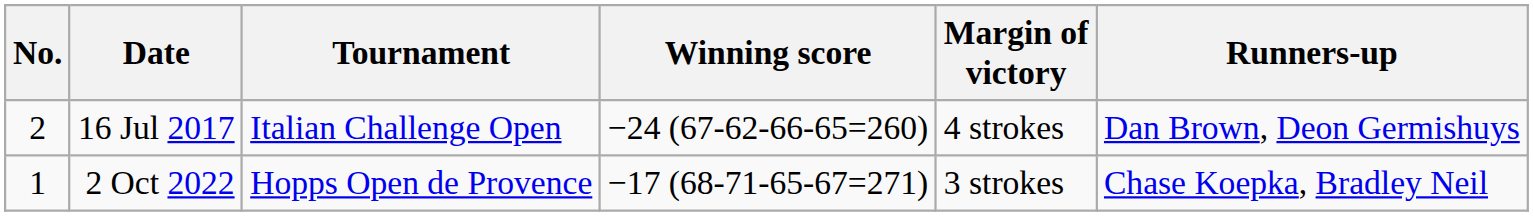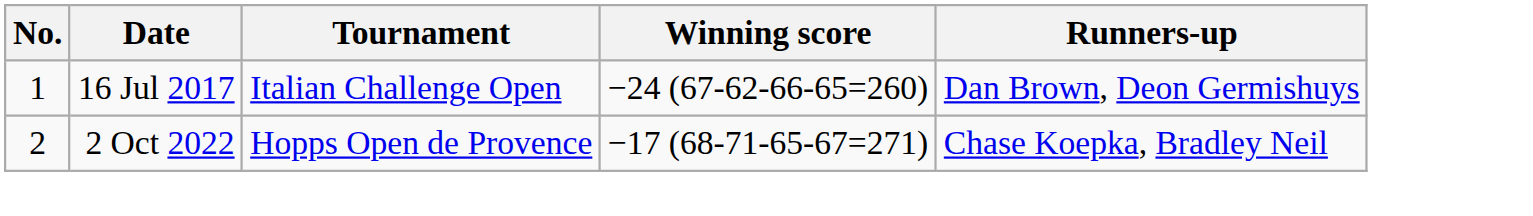- column: (1016, 52)
(38, 127) 2 -> (38, 87) 1
(38, 182) 1 -> (38, 143) 2
